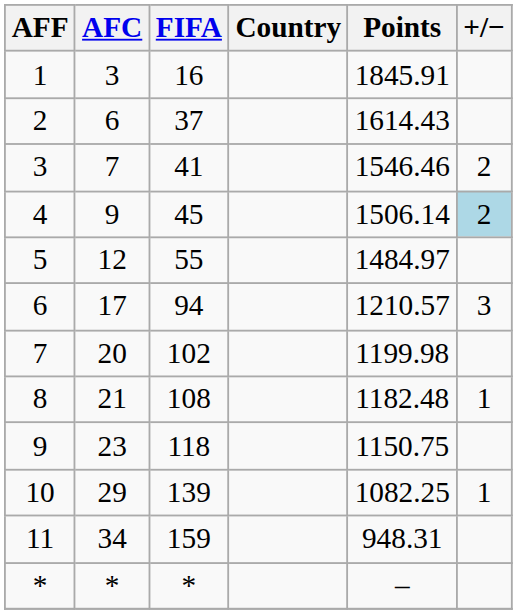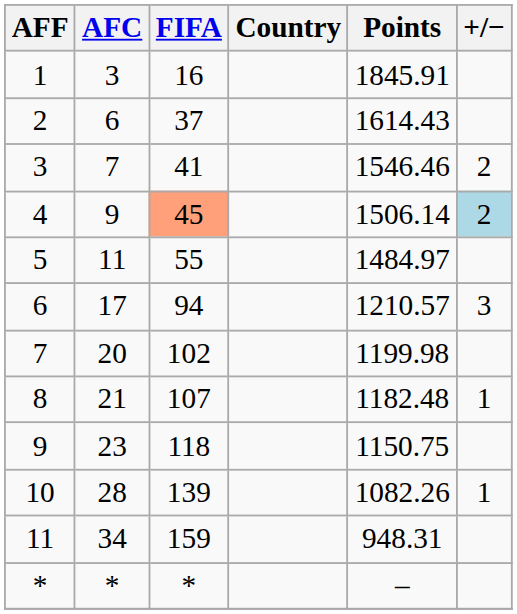(189, 213) no background -> (189, 213) lightsalmon background
(112, 259) 12 -> (112, 259) 11
(189, 399) 108 -> (189, 399) 107
(112, 492) 29 -> (112, 492) 28
(402, 492) 1082.25 -> (402, 492) 1082.26
